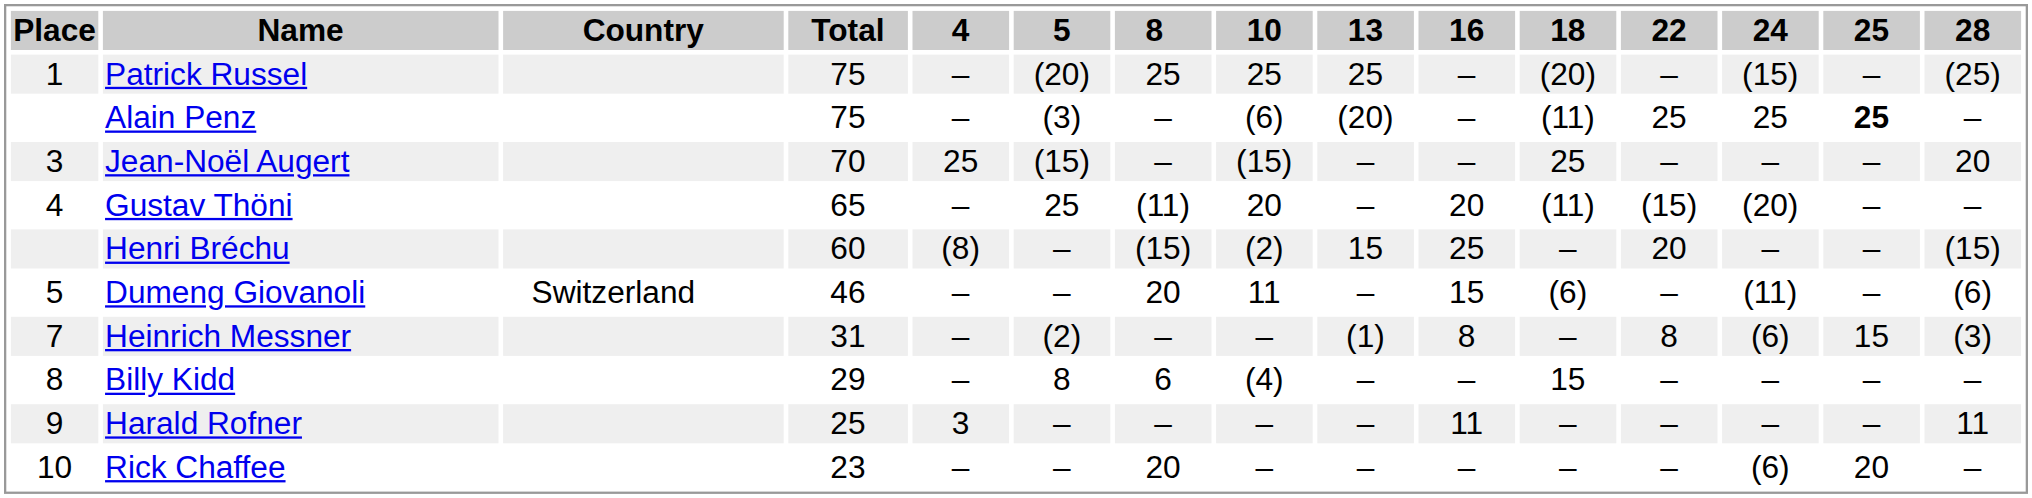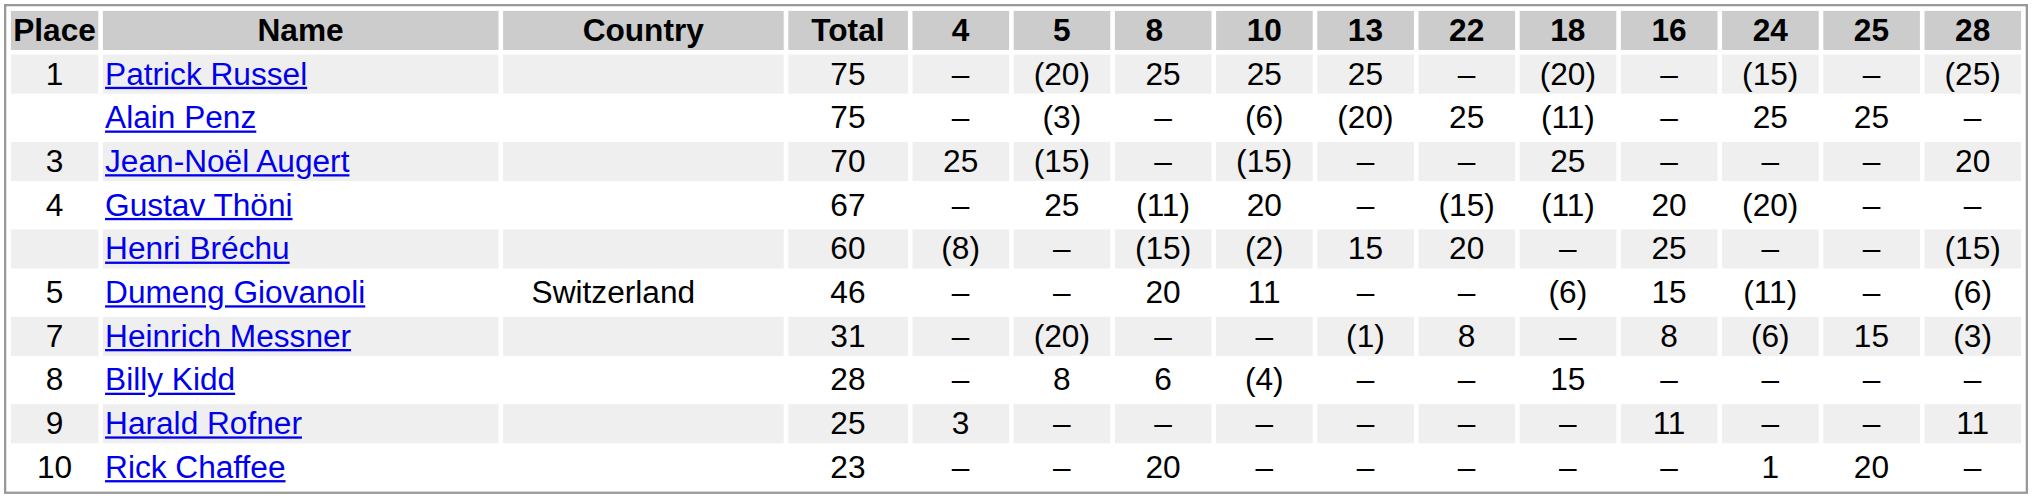columns swapped: (1467, 30) <-> (1669, 30)
(1871, 118) bold -> (1871, 118) normal
(848, 205) 65 -> (848, 205) 67
(1062, 336) (2) -> (1062, 336) (20)
(848, 380) 29 -> (848, 380) 28
(1770, 467) (6) -> (1770, 467) 1
